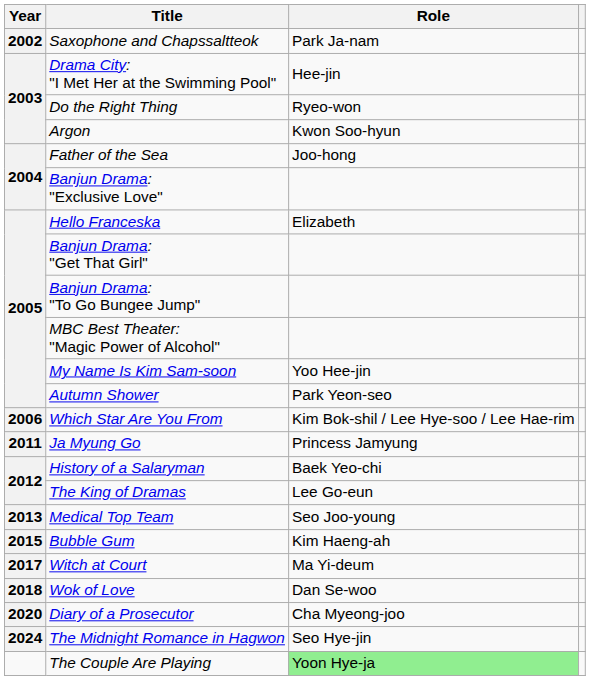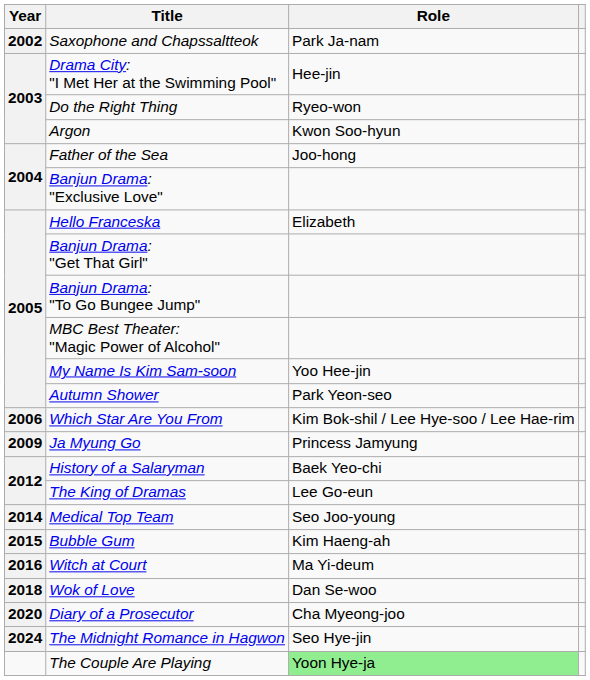(25, 444) 2011 -> (25, 444) 2009
(25, 517) 2013 -> (25, 517) 2014
(25, 565) 2017 -> (25, 565) 2016
